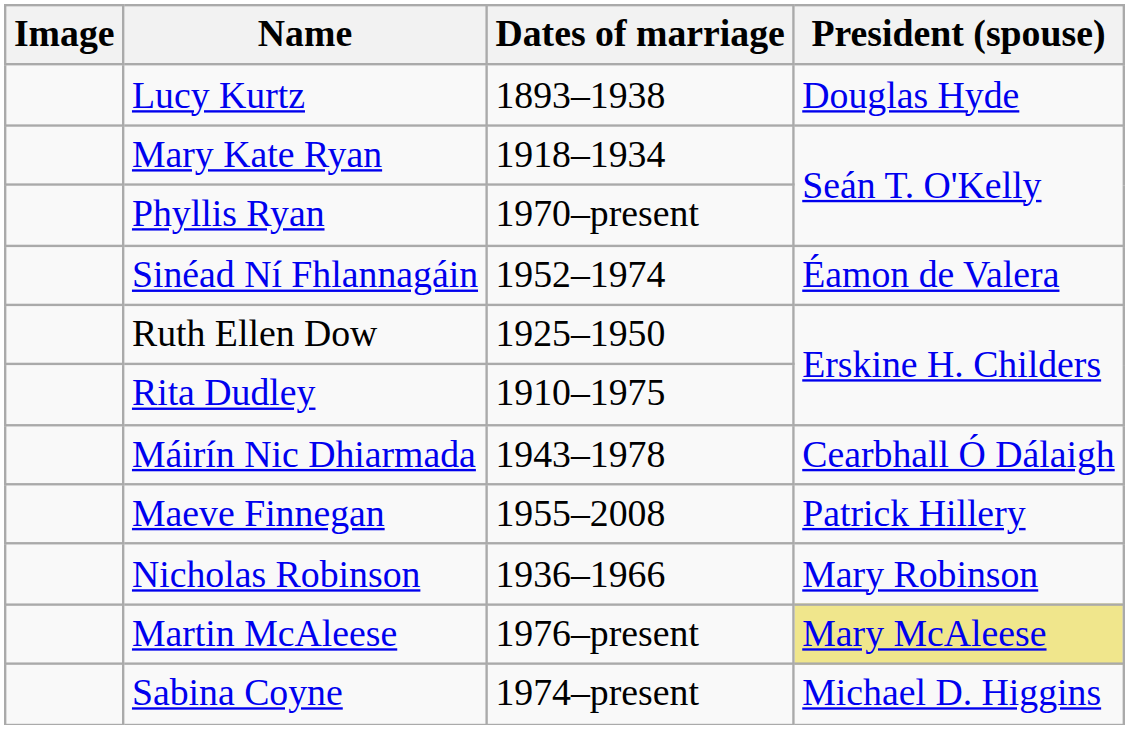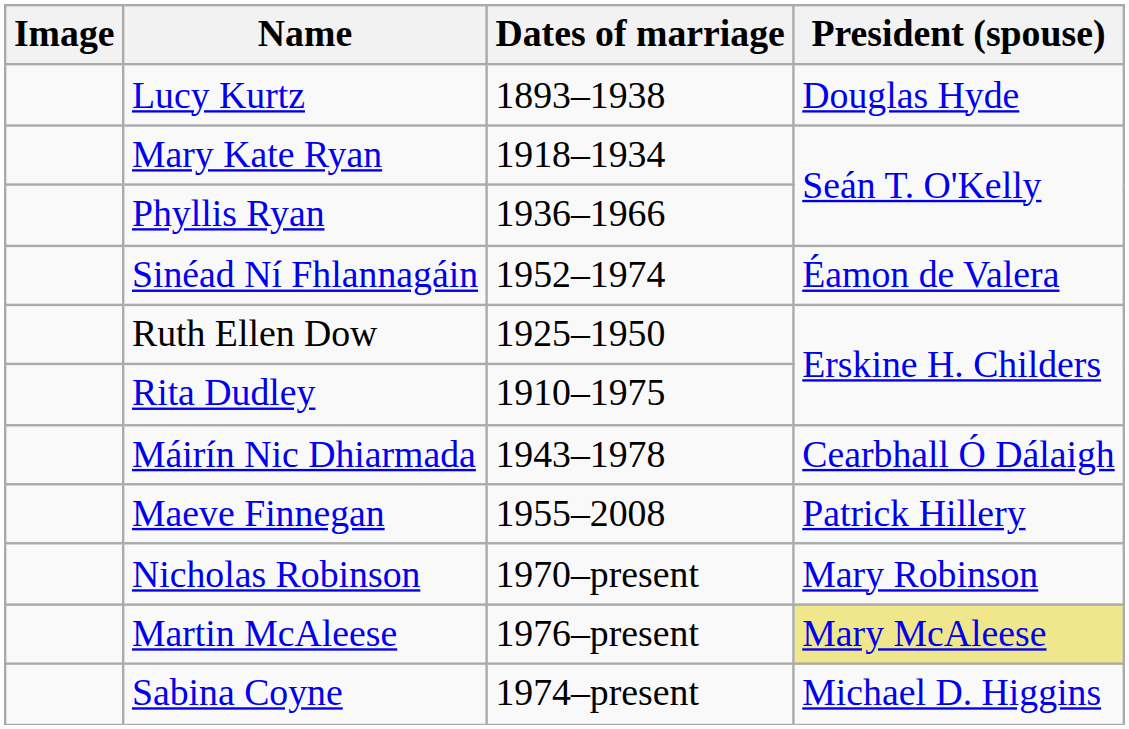(597, 214) 1970–present -> (580, 214) 1936–1966
(580, 573) 1936–1966 -> (597, 573) 1970–present
